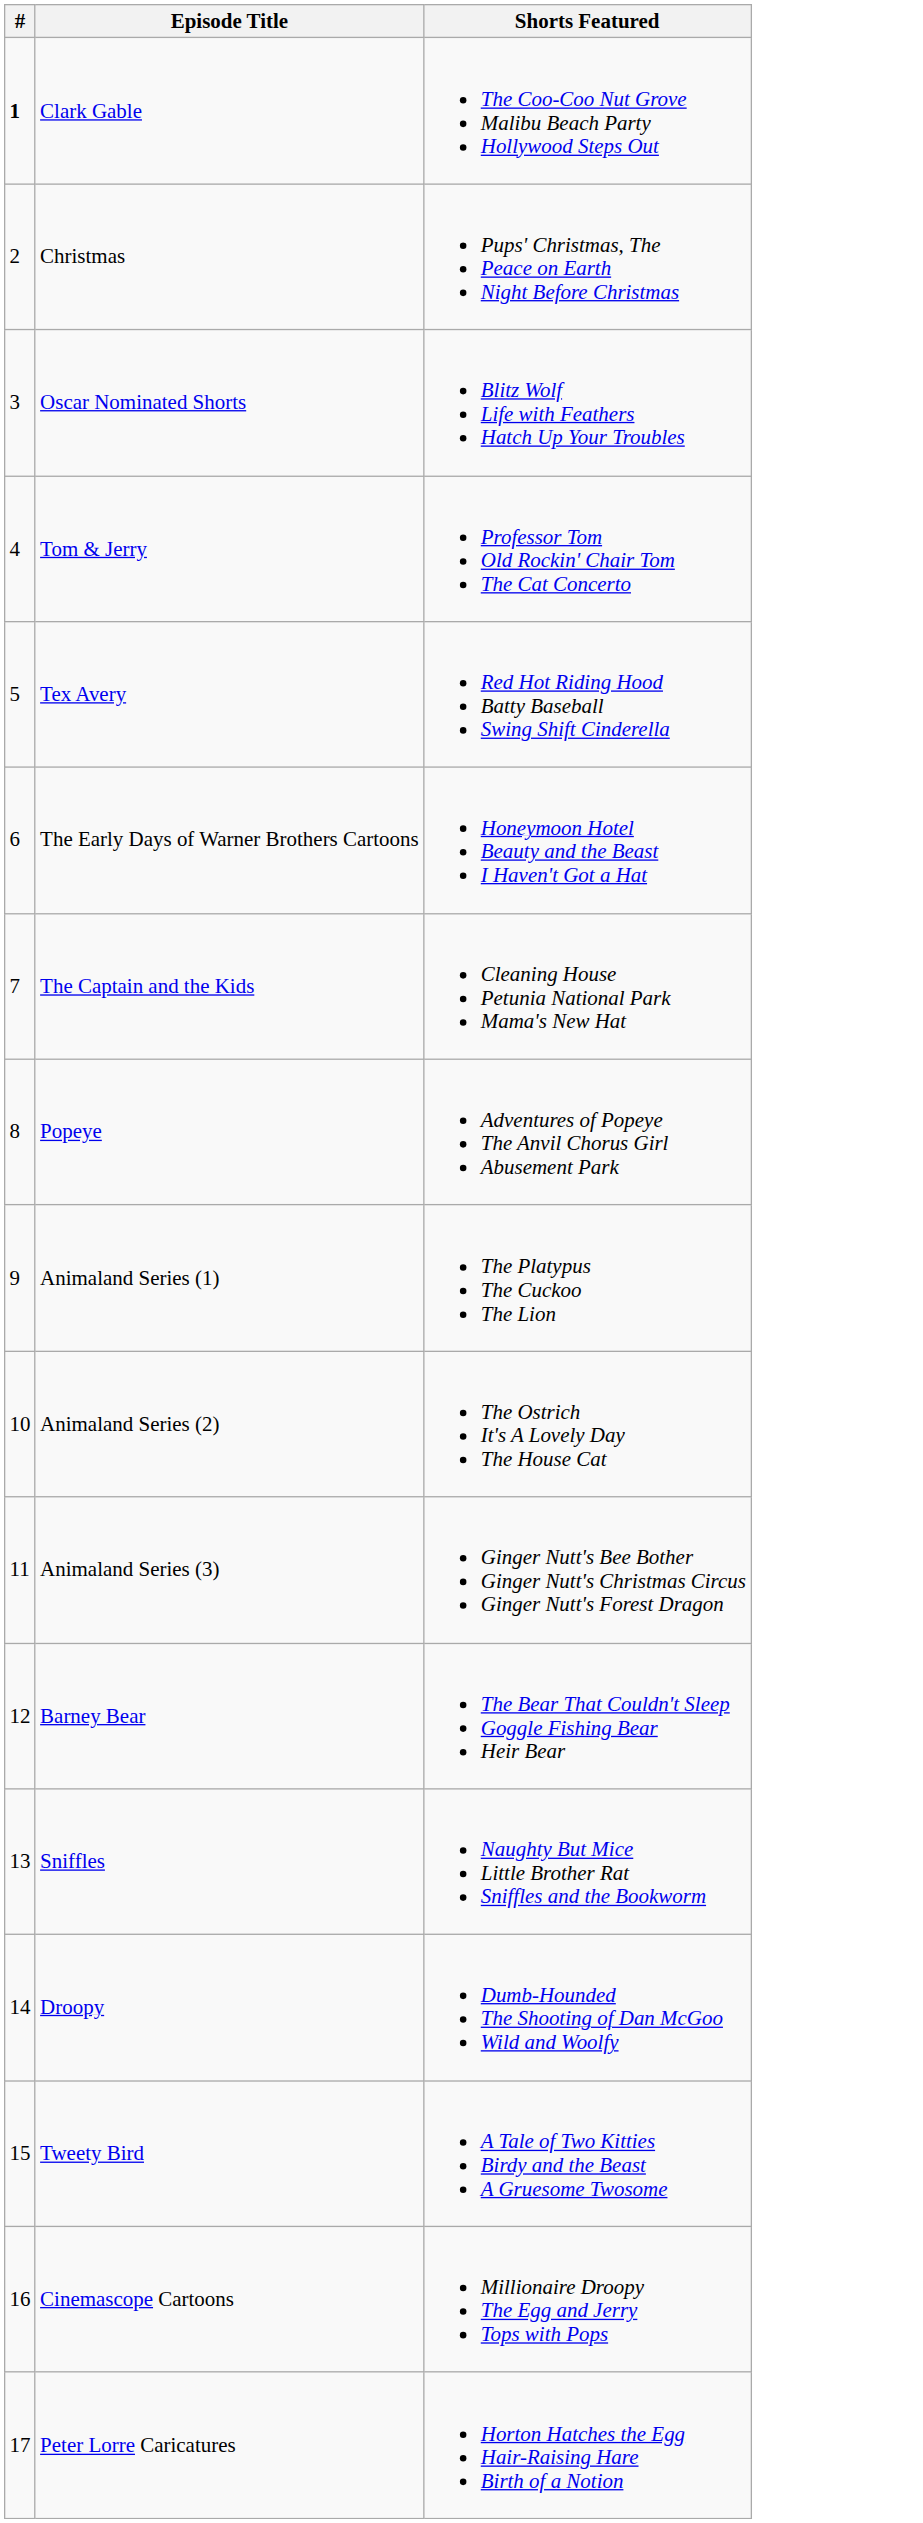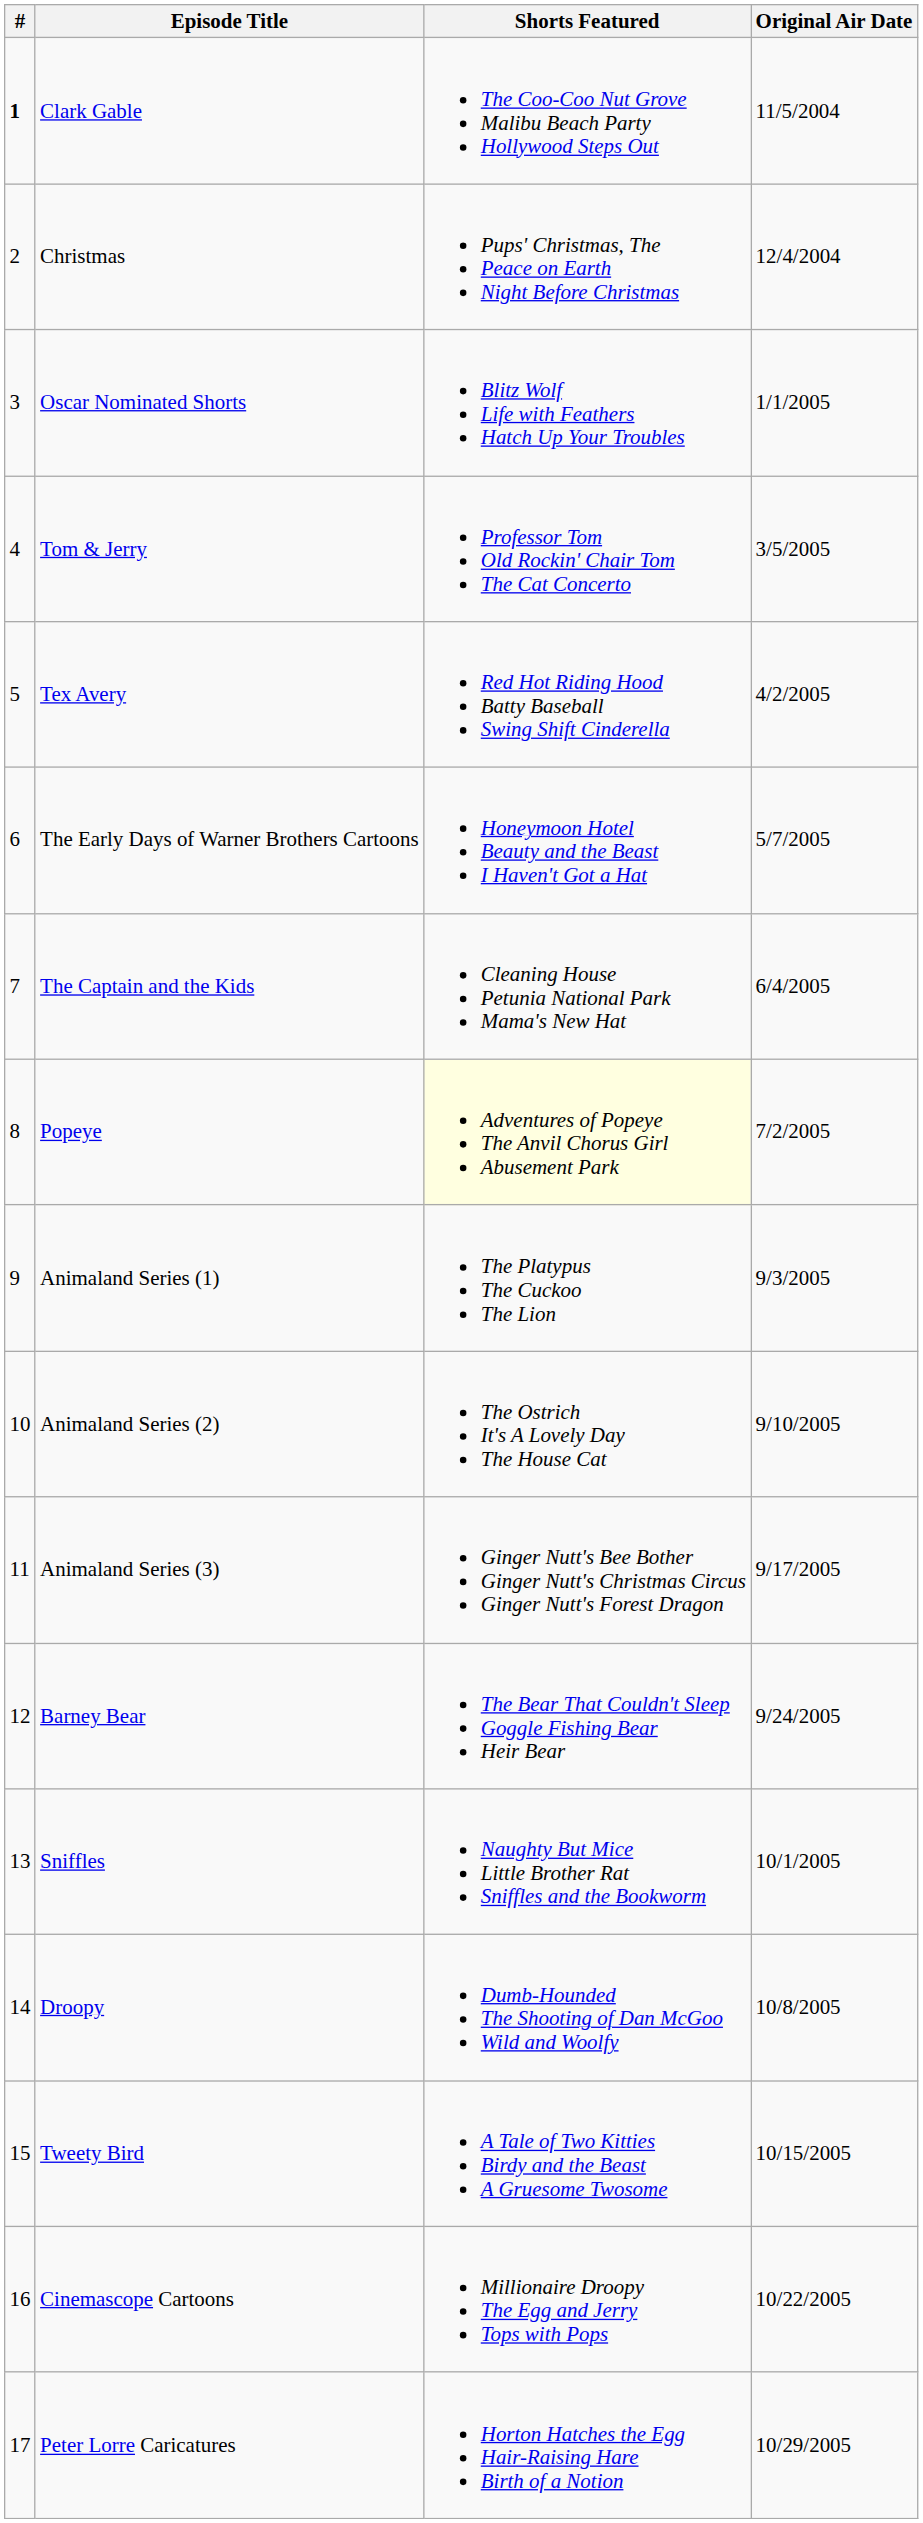+ column: (834, 21)
(587, 1144) no background -> (587, 1144) lightyellow background
